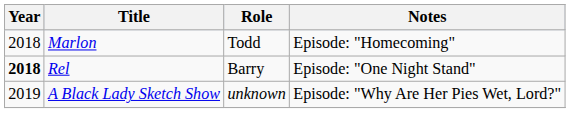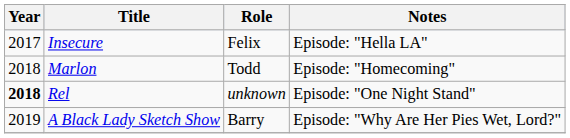+ row: (76, 42)
(246, 68) Barry -> (257, 94) unknown
(257, 94) unknown -> (246, 119) Barry
